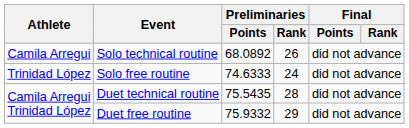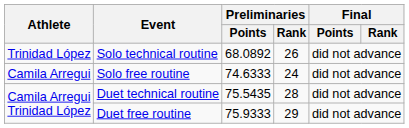(49, 54) Camila Arregui -> (49, 54) Trinidad López
(49, 74) Trinidad López -> (49, 74) Camila Arregui
(248, 114) 75.9332 -> (248, 114) 75.9333
